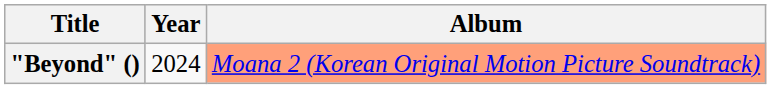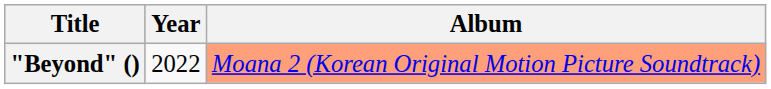(176, 63) 2024 -> (176, 63) 2022
